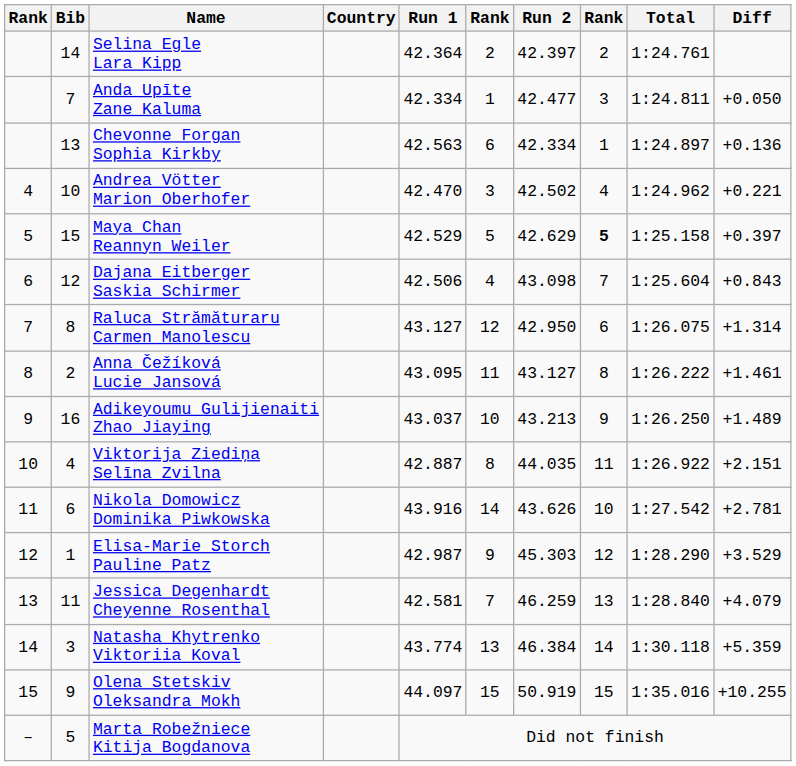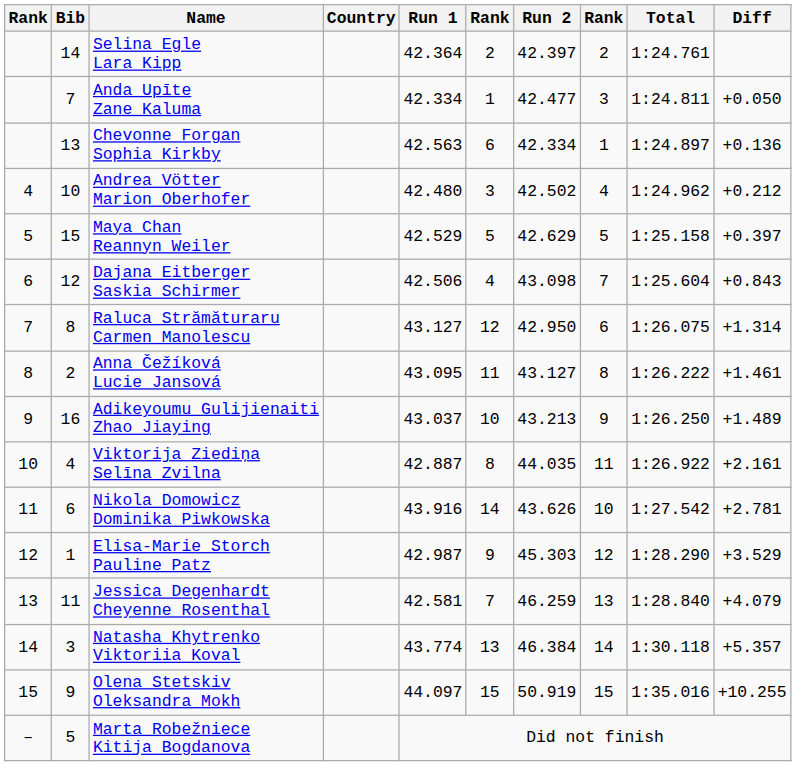(433, 191) 42.470 -> (433, 191) 42.480
(752, 191) +0.221 -> (752, 191) +0.212
(604, 237) bold -> (604, 237) normal
(752, 464) +2.151 -> (752, 464) +2.161
(752, 647) +5.359 -> (752, 647) +5.357
